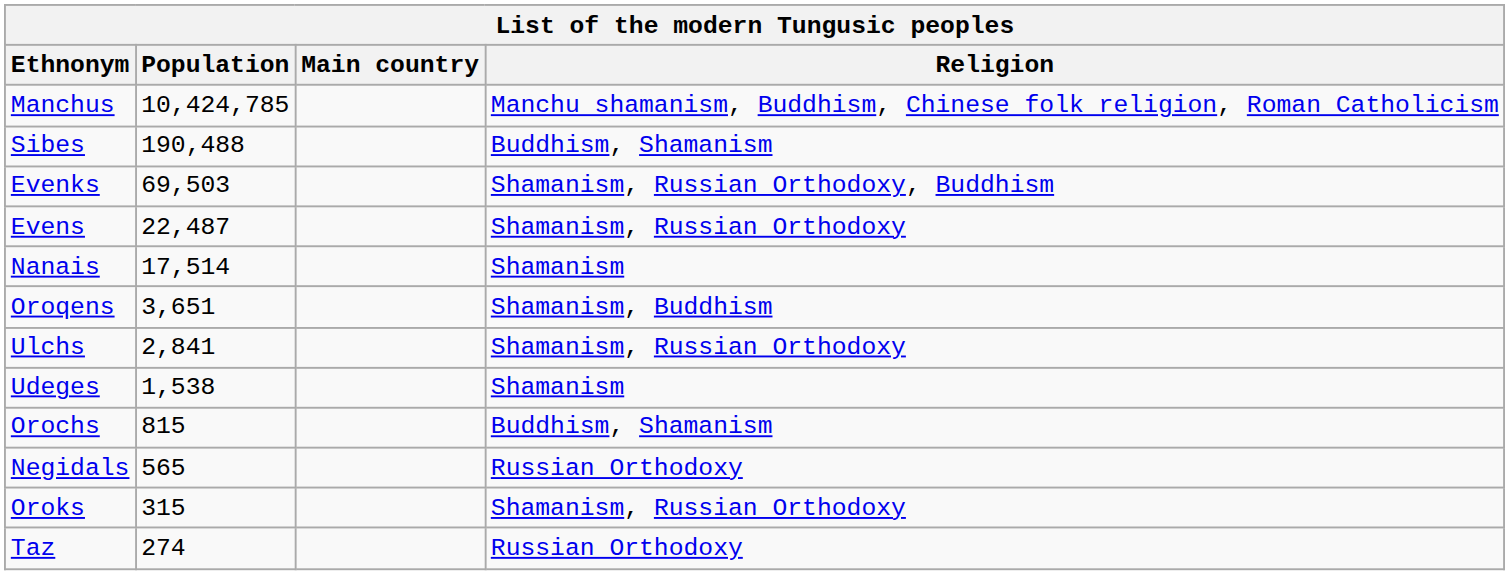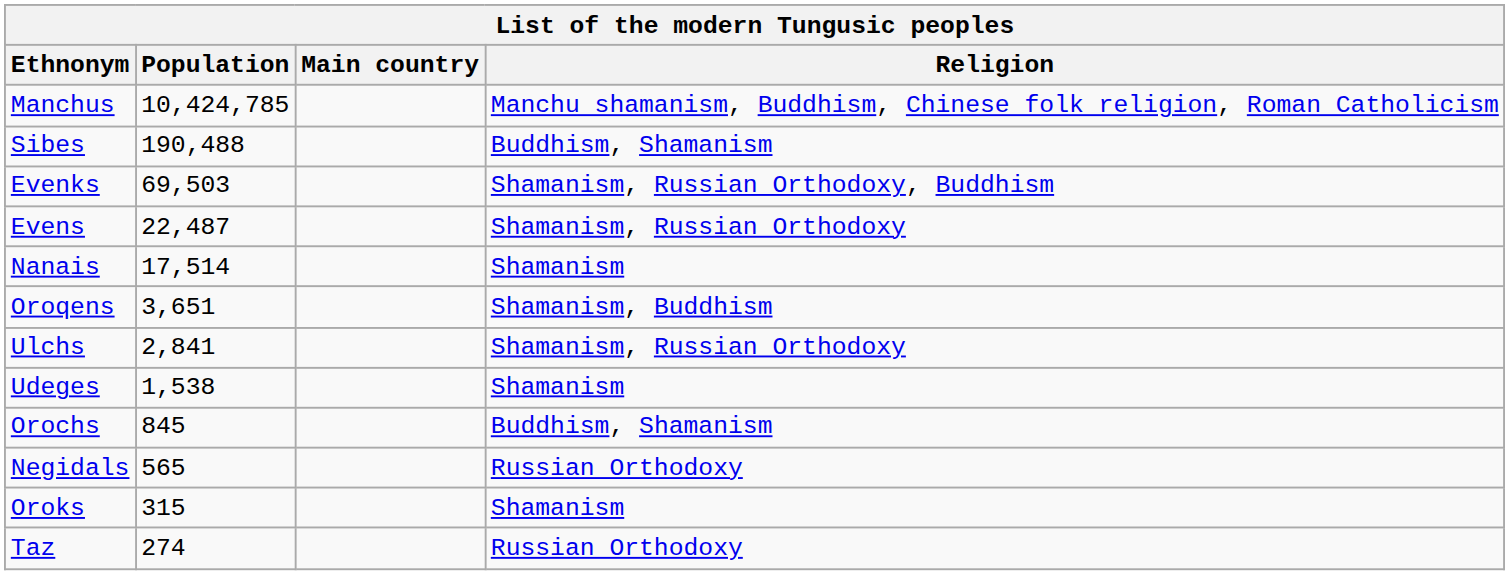(163, 428) 815 -> (163, 428) 845
(698, 508) Shamanism, Russian Orthodoxy -> (558, 508) Shamanism
